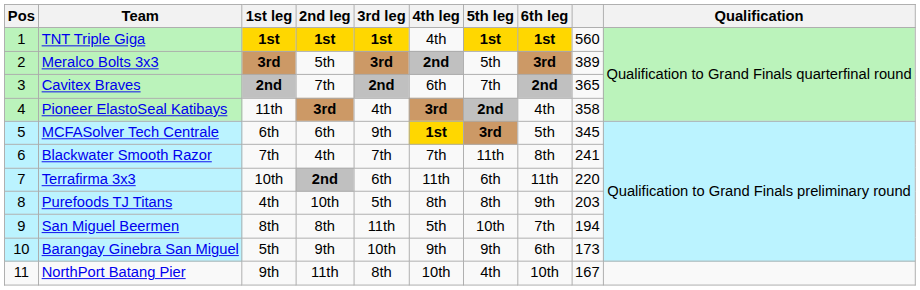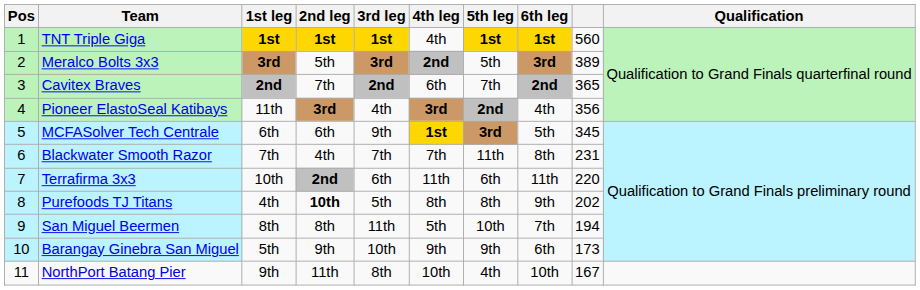(587, 109) 358 -> (587, 109) 356
(587, 156) 241 -> (587, 156) 231
(325, 202) normal -> (325, 202) bold
(587, 202) 203 -> (587, 202) 202
